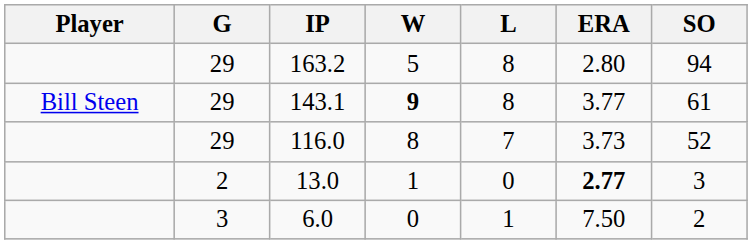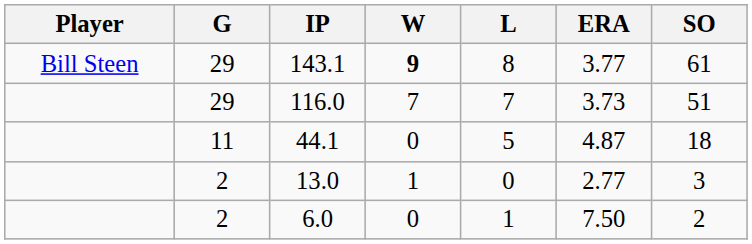- row: (318, 63)
(413, 141) 8 -> (413, 102) 7
(699, 141) 52 -> (699, 102) 51
+ row: (318, 141)
(604, 180) bold -> (604, 180) normal
(222, 219) 3 -> (222, 219) 2
